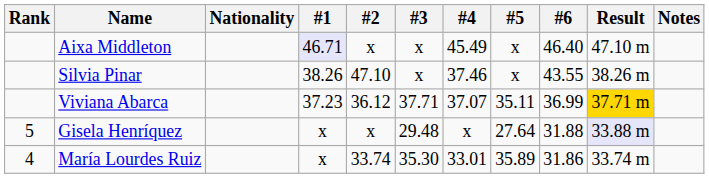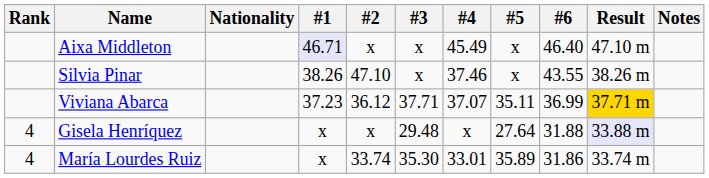(29, 131) 5 -> (29, 131) 4
